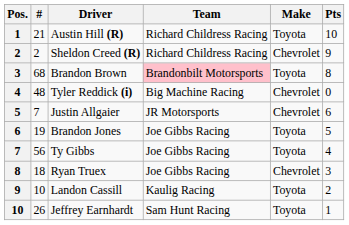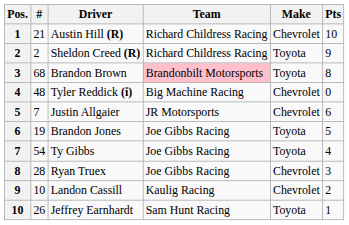(289, 34) Toyota -> (296, 34) Chevrolet
(296, 53) Chevrolet -> (289, 53) Toyota
(39, 151) 56 -> (39, 151) 54
(39, 170) 18 -> (39, 170) 28
(289, 190) Toyota -> (296, 190) Chevrolet
